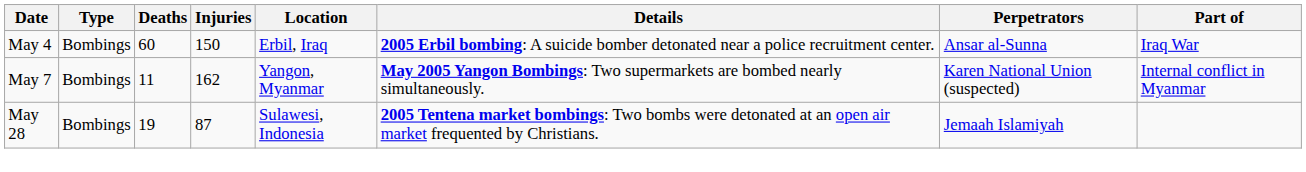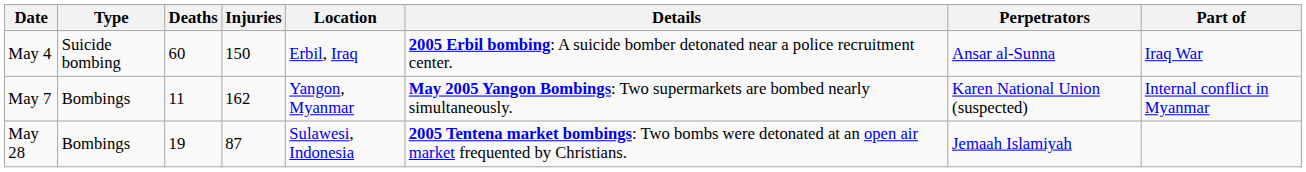(96, 44) Bombings -> (91, 53) Suicide bombing
